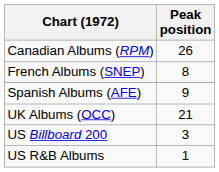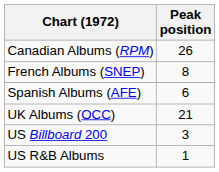(186, 93) 9 -> (186, 93) 6
